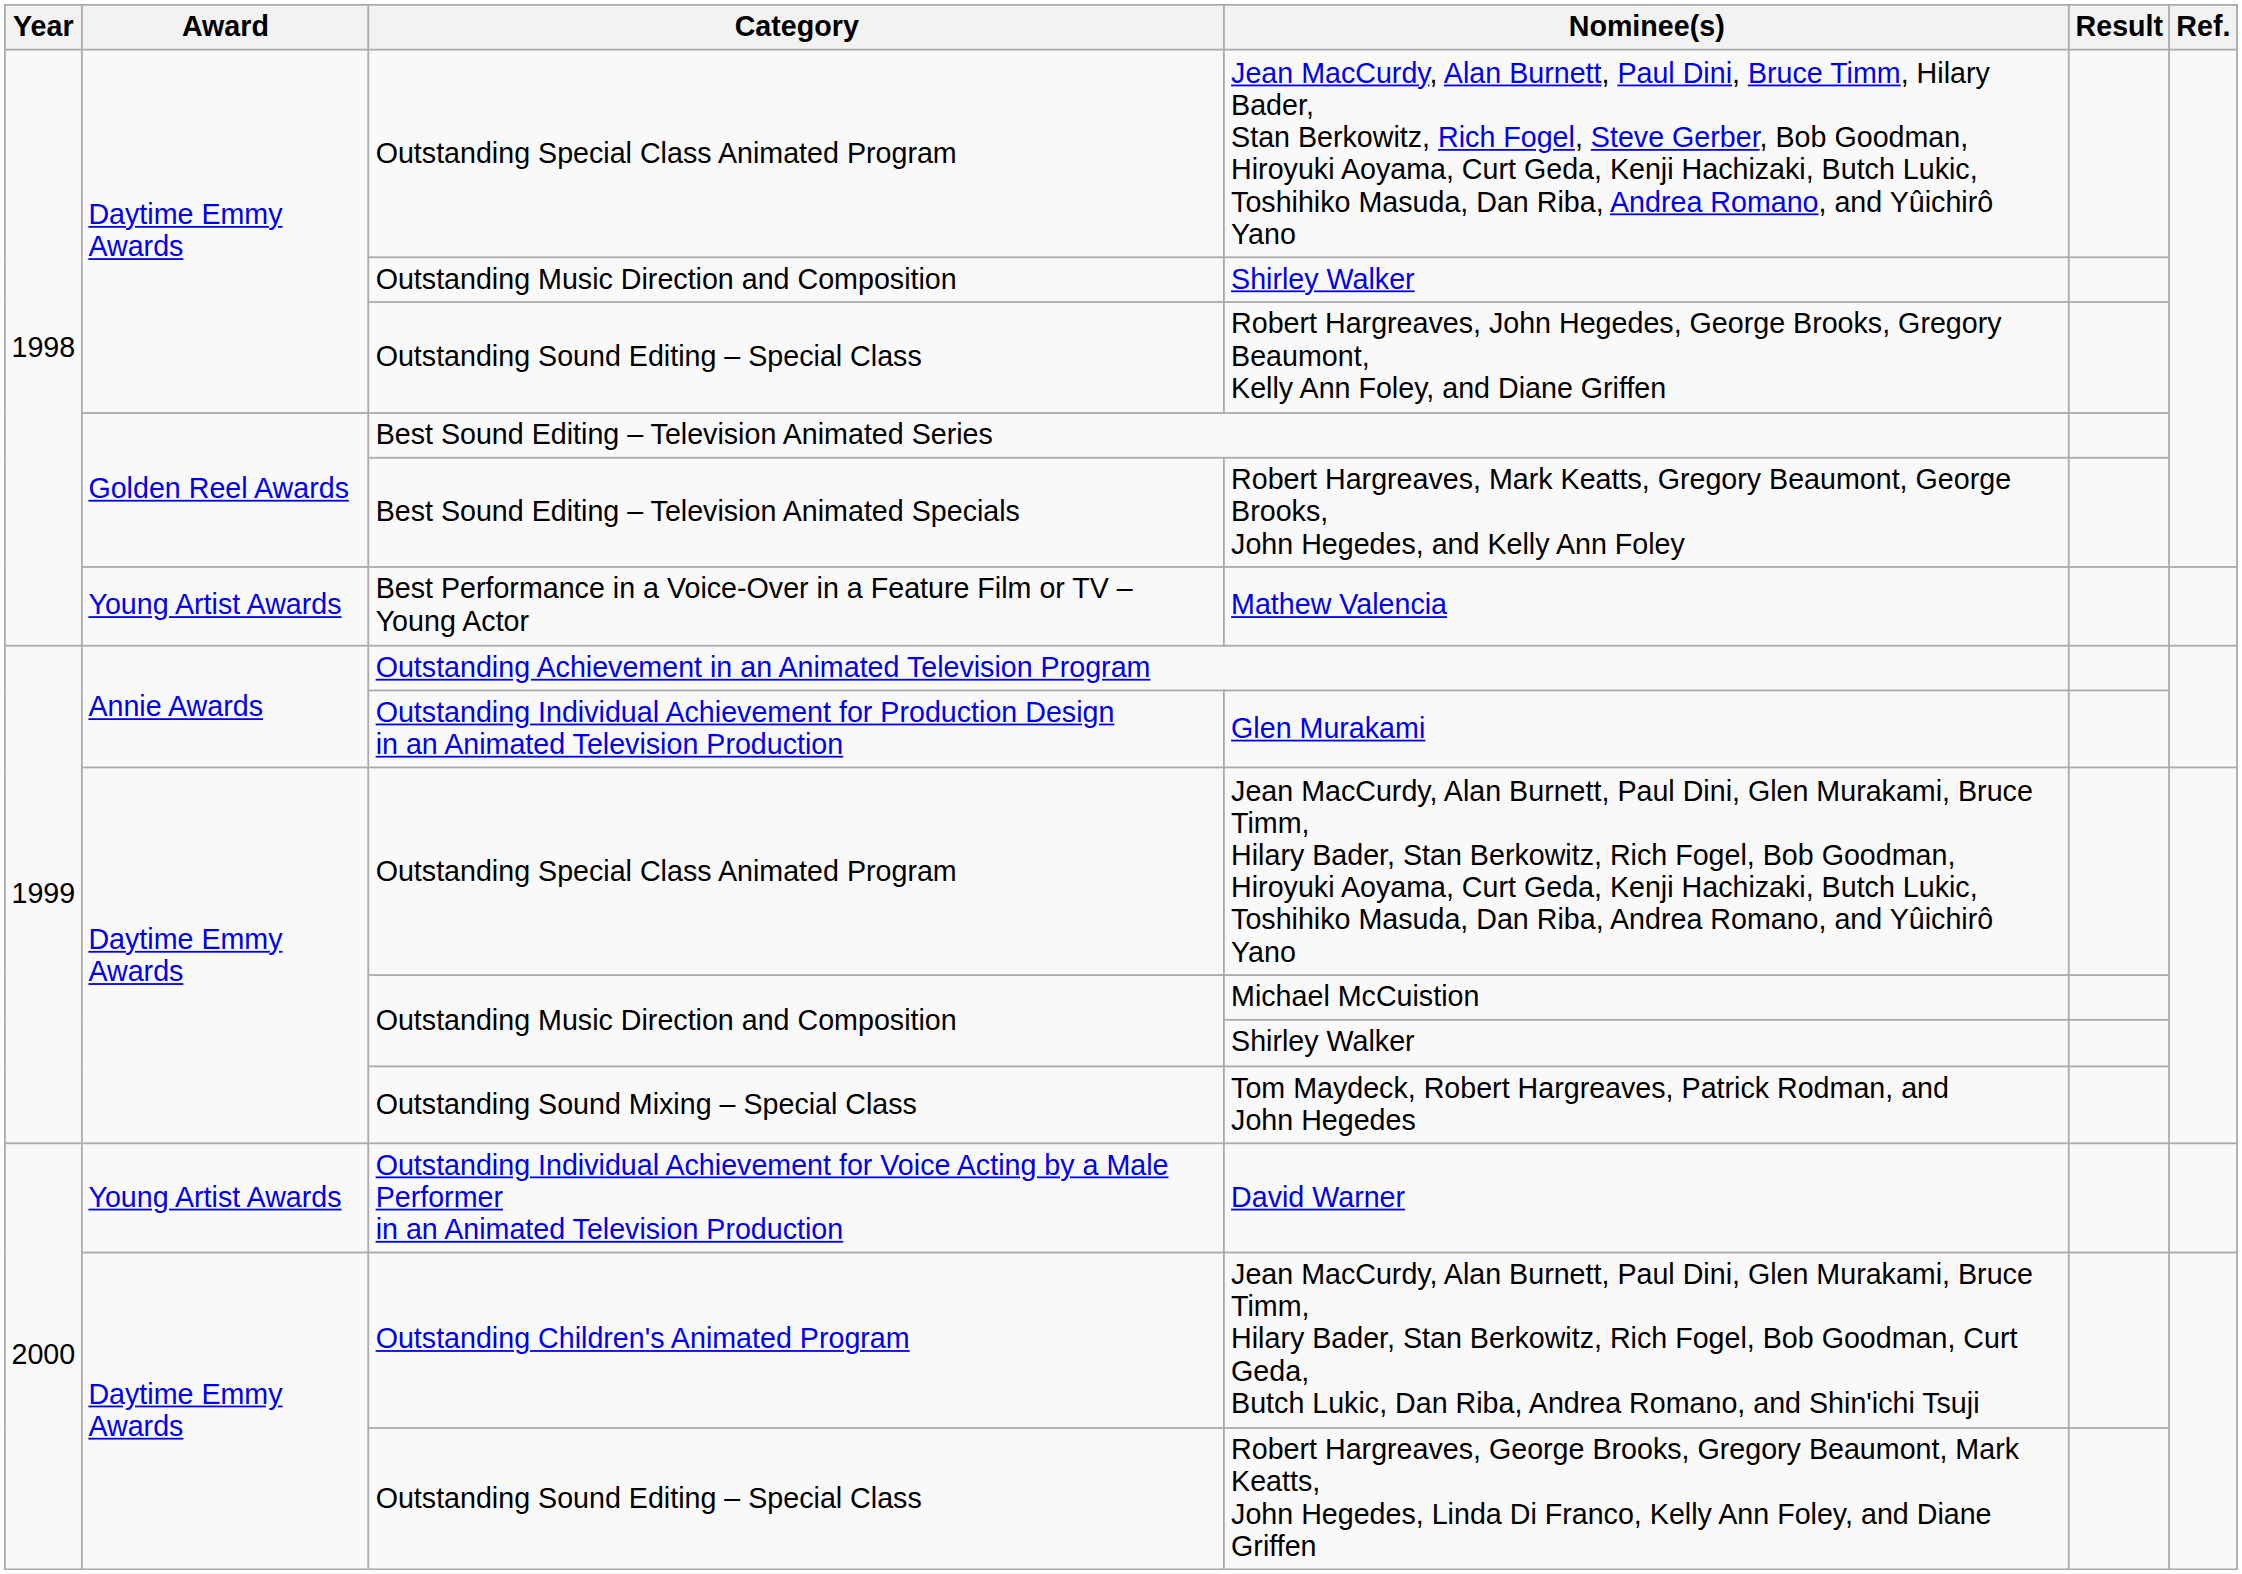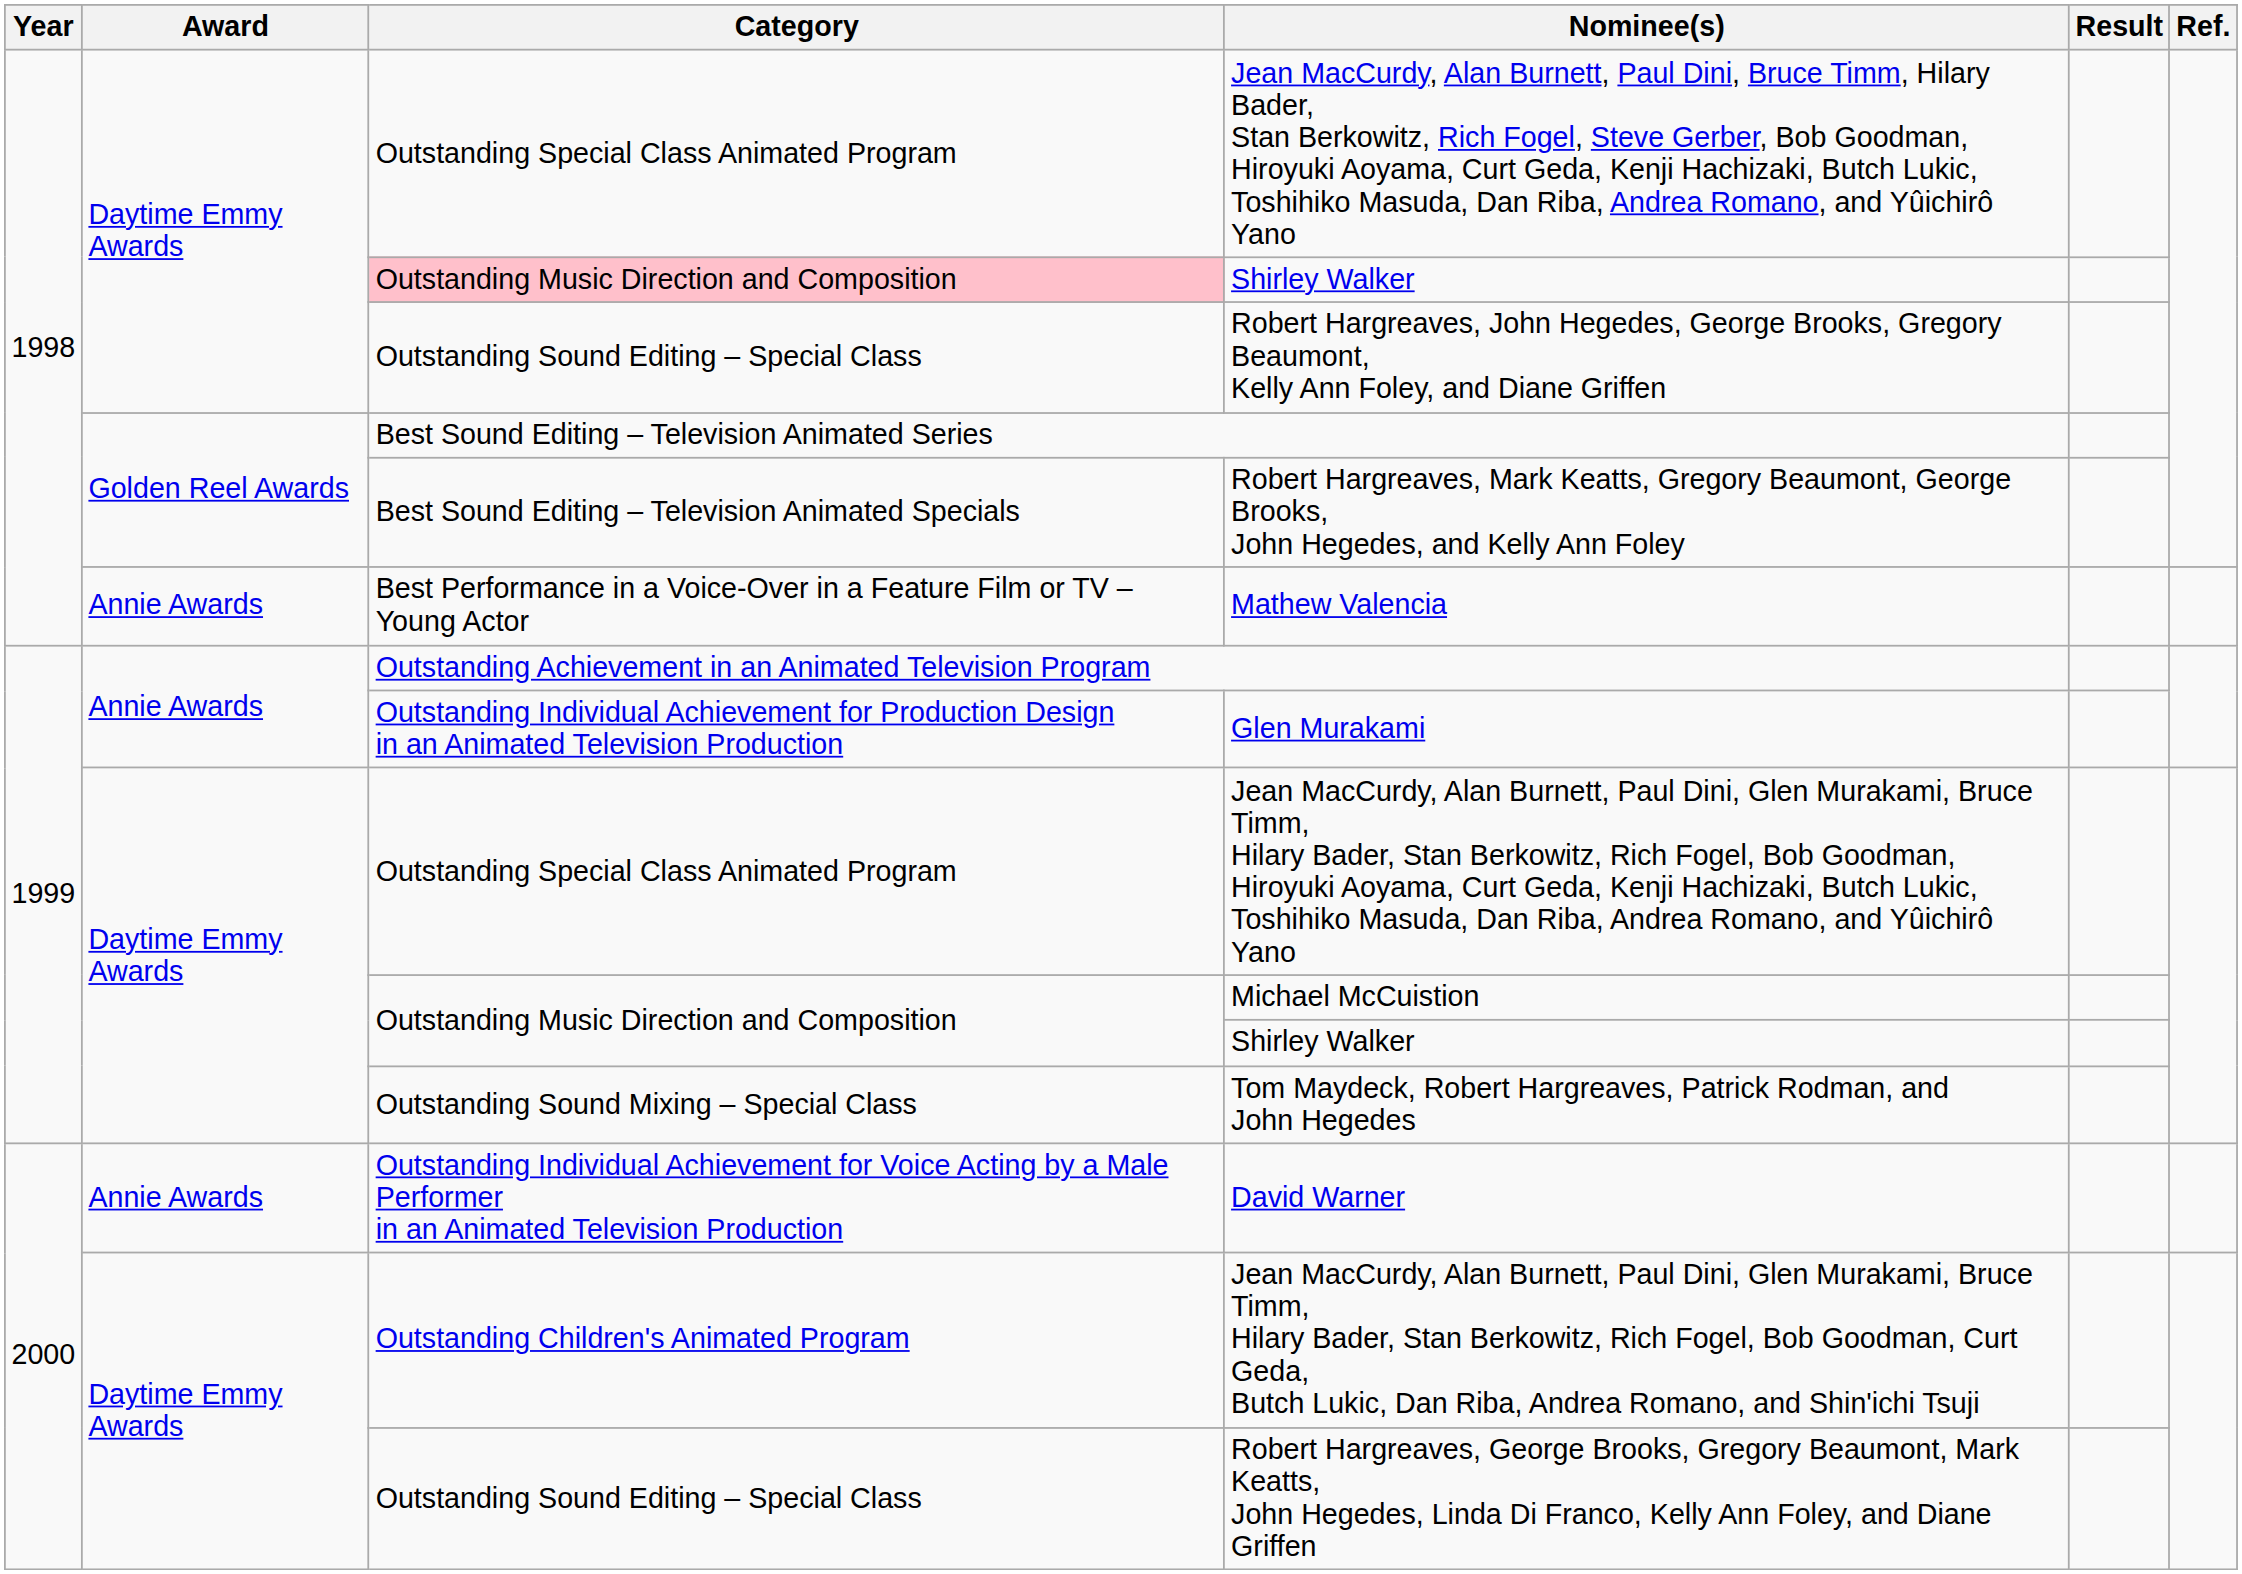(666, 279) no background -> (666, 279) pink background
(215, 605) Young Artist Awards -> (176, 605) Annie Awards
(215, 1197) Young Artist Awards -> (176, 1197) Annie Awards
